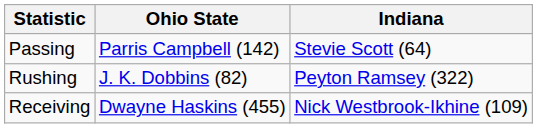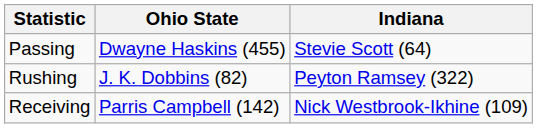(189, 48) Parris Campbell (142) -> (192, 48) Dwayne Haskins (455)
(192, 107) Dwayne Haskins (455) -> (189, 107) Parris Campbell (142)
